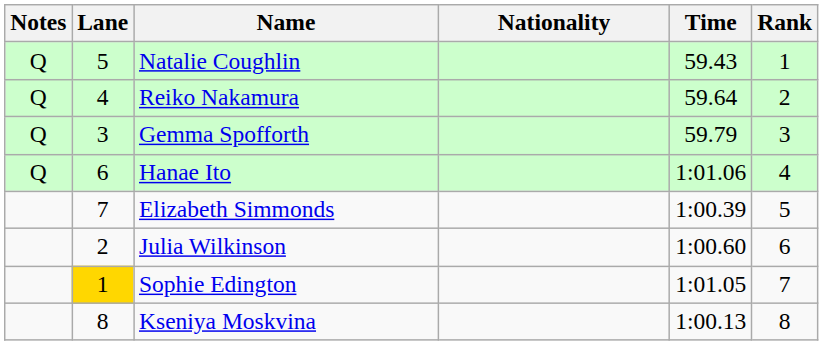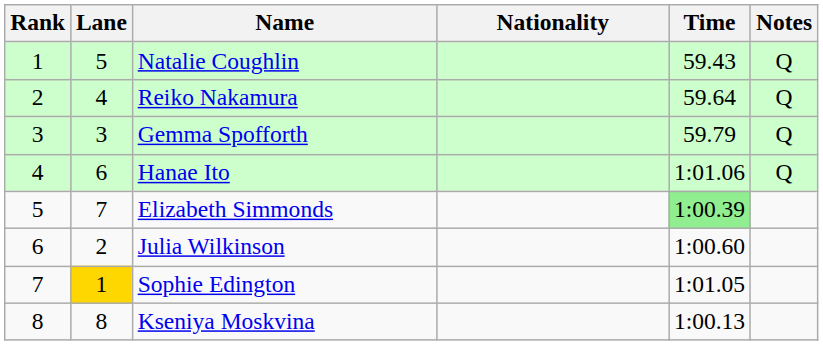columns swapped: (785, 23) <-> (38, 23)
(711, 209) no background -> (710, 209) lightgreen background
